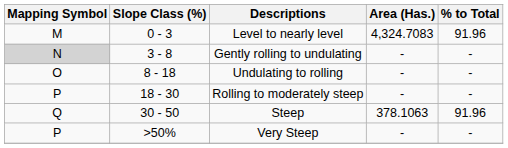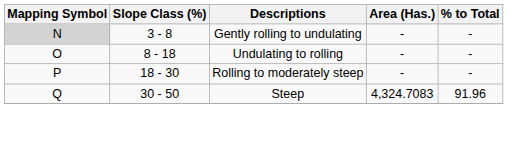- row: (288, 34)
(402, 113) 378.1063 -> (402, 93) 4,324.7083
- row: (288, 133)
